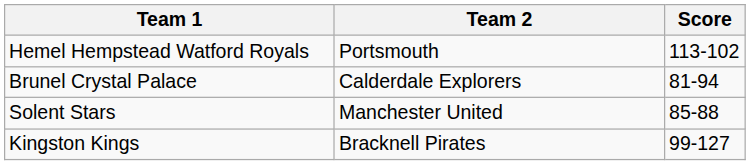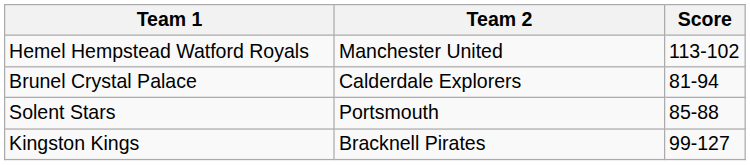(389, 50) Portsmouth -> (421, 50) Manchester United
(421, 112) Manchester United -> (389, 112) Portsmouth
